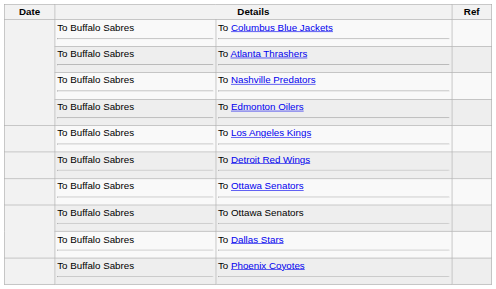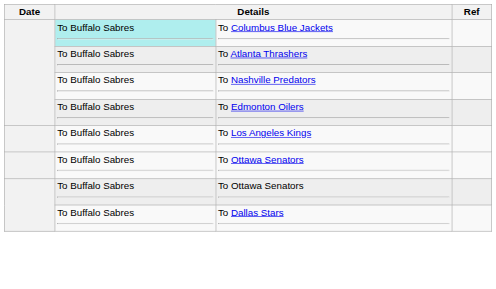(135, 31) no background -> (135, 31) paleturquoise background
- row: (30, 165)
- row: (30, 271)
